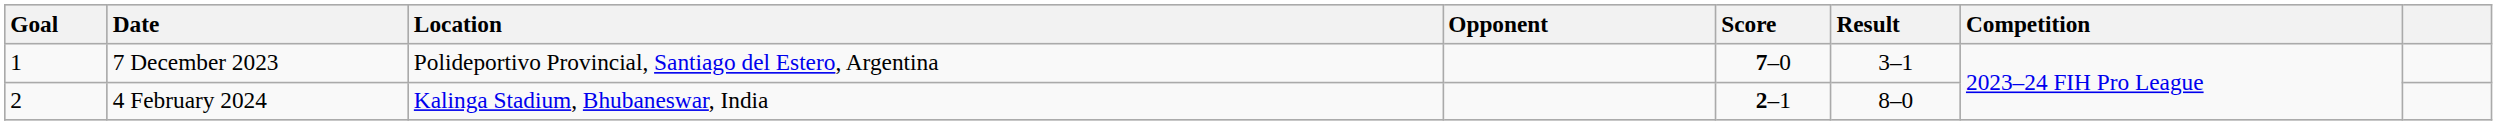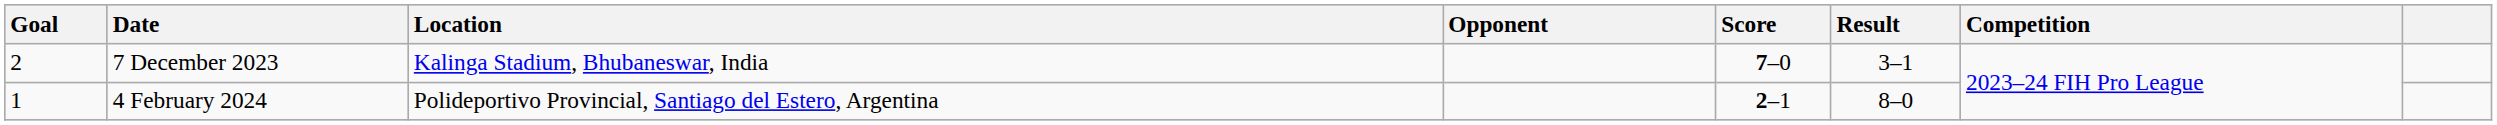(16, 62) 1 -> (16, 62) 2
(676, 62) Polideportivo Provincial, Santiago del Estero, Argentina -> (591, 62) Kalinga Stadium, Bhubaneswar, India
(16, 101) 2 -> (16, 101) 1
(591, 101) Kalinga Stadium, Bhubaneswar, India -> (676, 101) Polideportivo Provincial, Santiago del Estero, Argentina
